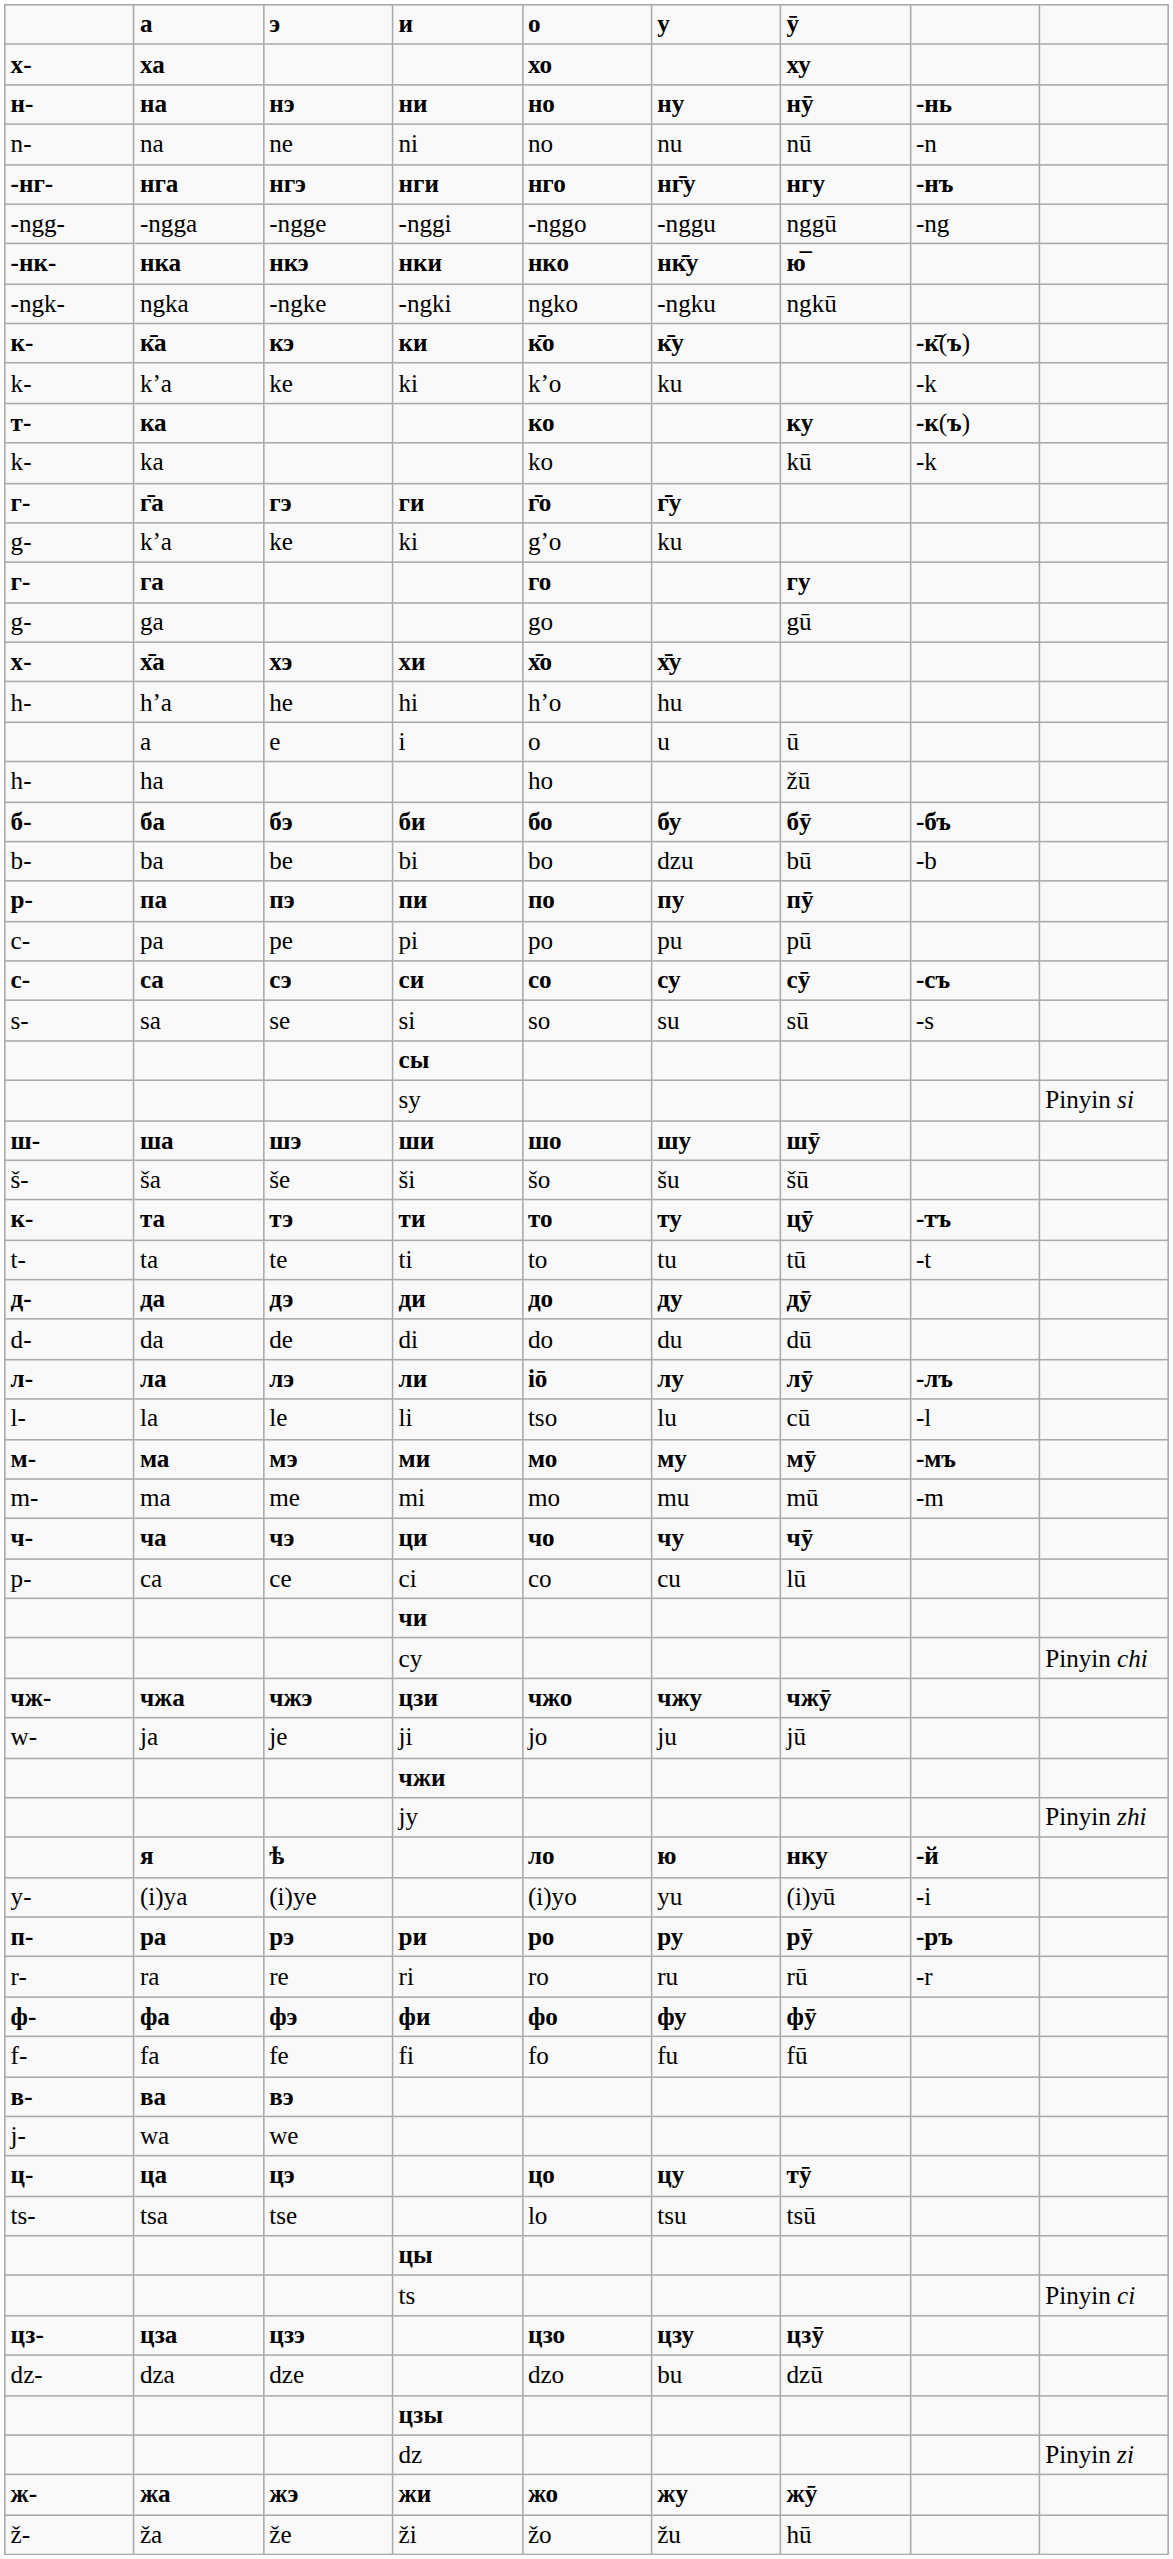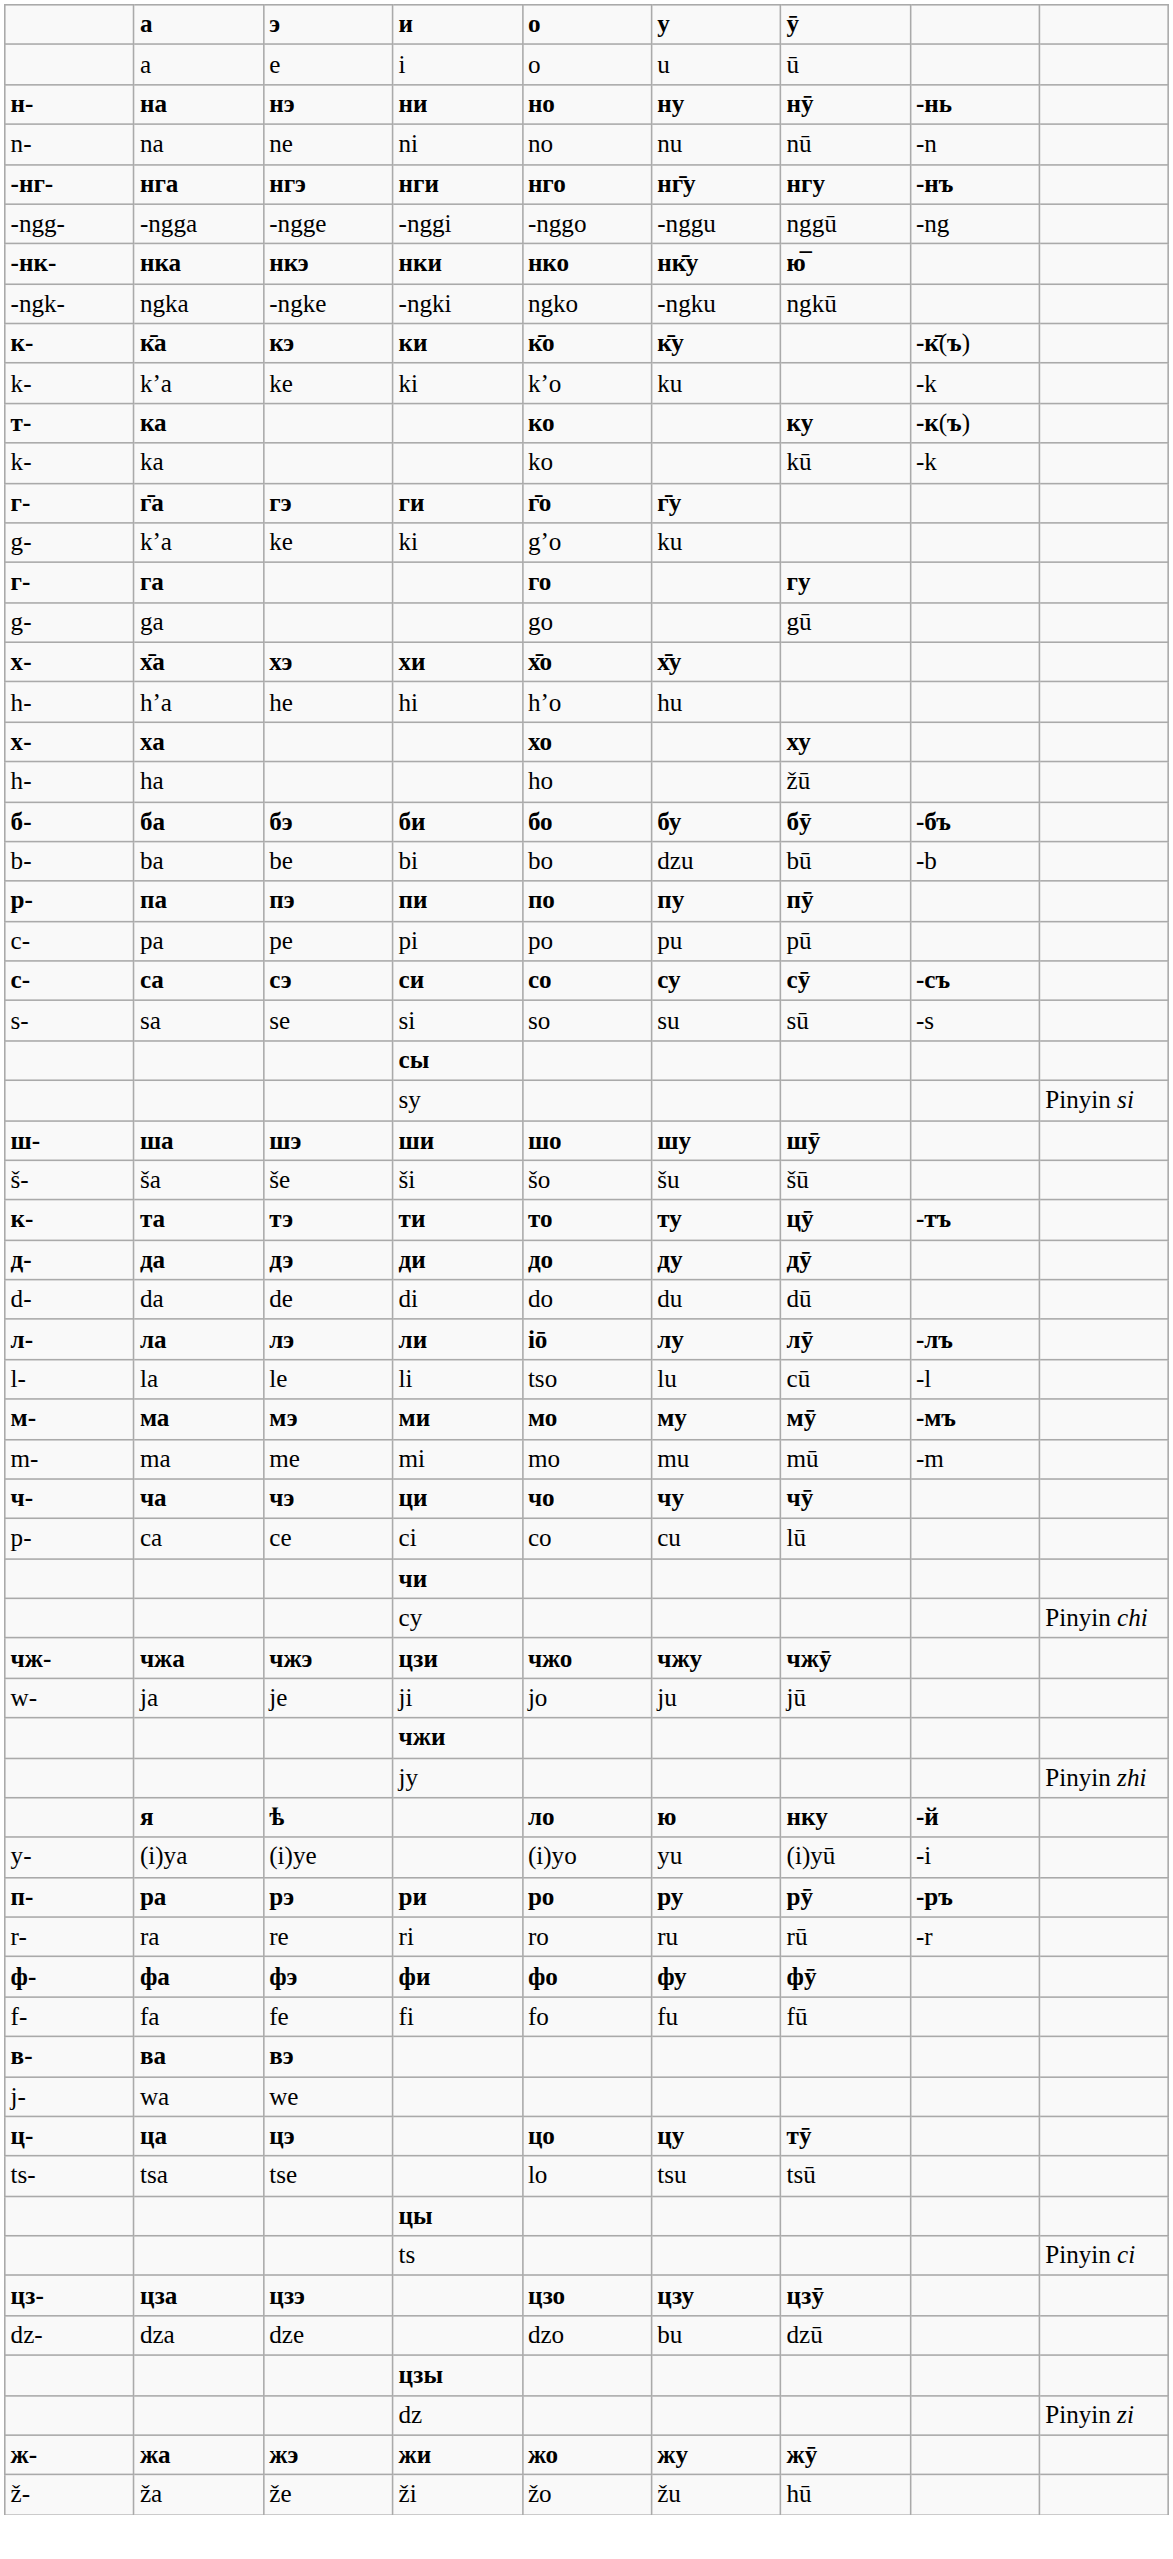rows swapped: (145, 741) <-> (152, 64)
- row: (149, 1259)
